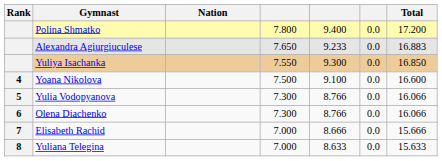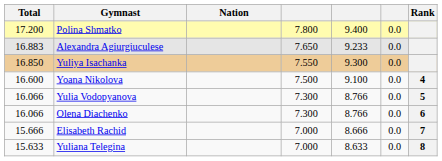columns swapped: (19, 12) <-> (412, 12)
